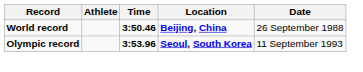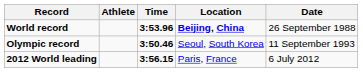(139, 28) 3:50.46 -> (156, 28) 3:53.96
(139, 43) 3:53.96 -> (156, 43) 3:50.46
(206, 43) bold -> (221, 43) normal
+ row: (52, 59)
